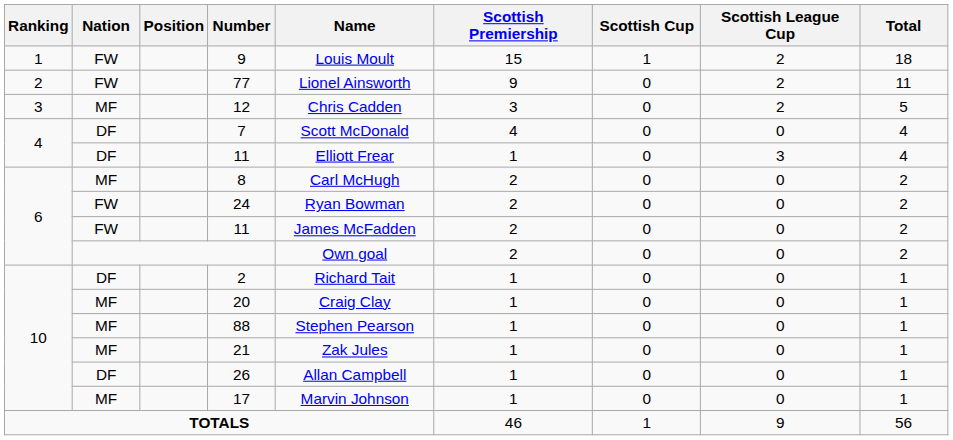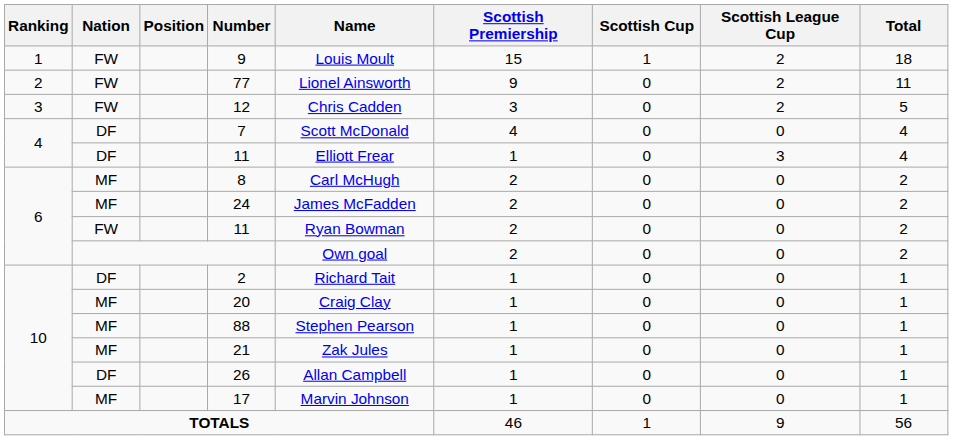(106, 107) MF -> (106, 107) FW
(106, 204) FW -> (106, 204) MF
(355, 204) Ryan Bowman -> (355, 204) James McFadden
(355, 228) James McFadden -> (355, 228) Ryan Bowman
